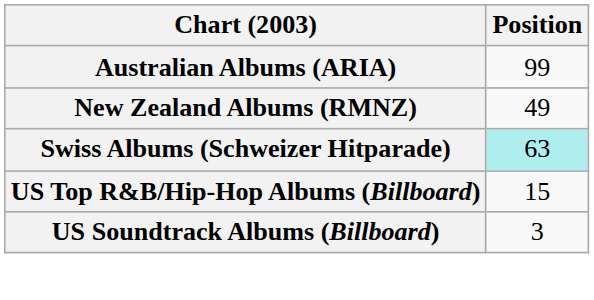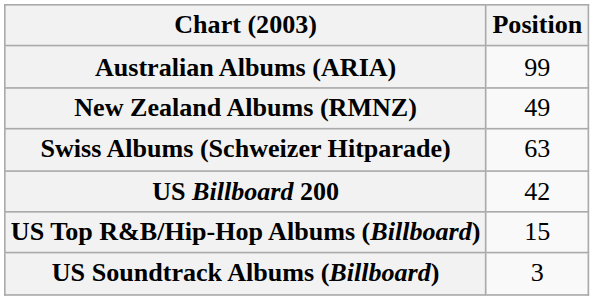(537, 149) paleturquoise background -> (537, 149) no background
+ row: (246, 190)
